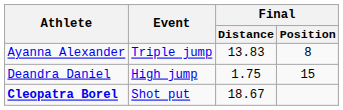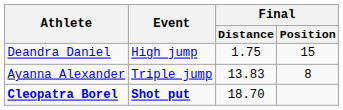rows swapped: (59, 74) <-> (66, 53)
(161, 95) normal -> (161, 95) bold
(246, 95) 18.67 -> (246, 95) 18.70
